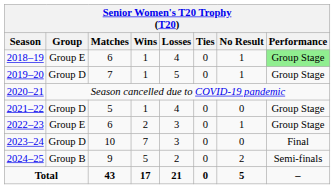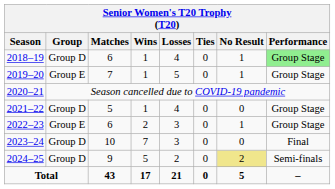(67, 58) Group E -> (67, 58) Group D
(67, 74) Group D -> (67, 74) Group E
(67, 158) Group B -> (67, 158) Group D
(242, 158) no background -> (242, 158) khaki background
